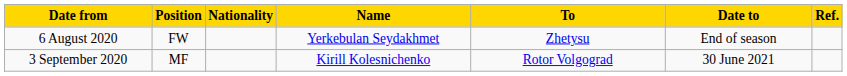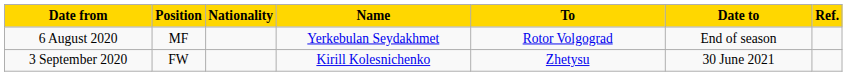(178, 38) FW -> (178, 38) MF
(568, 38) Zhetysu -> (568, 38) Rotor Volgograd
(178, 60) MF -> (178, 60) FW
(568, 60) Rotor Volgograd -> (568, 60) Zhetysu
